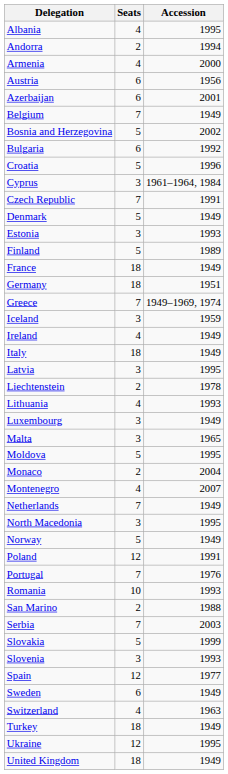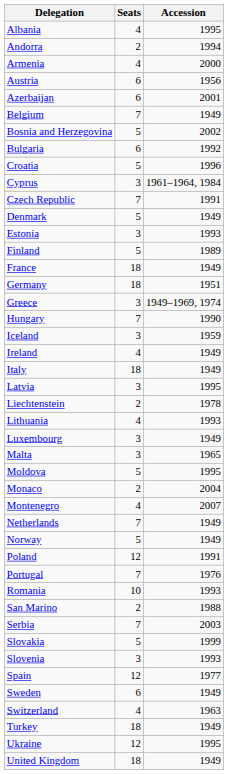(138, 302) 7 -> (138, 302) 3
+ row: (26, 319)
- row: (44, 523)
